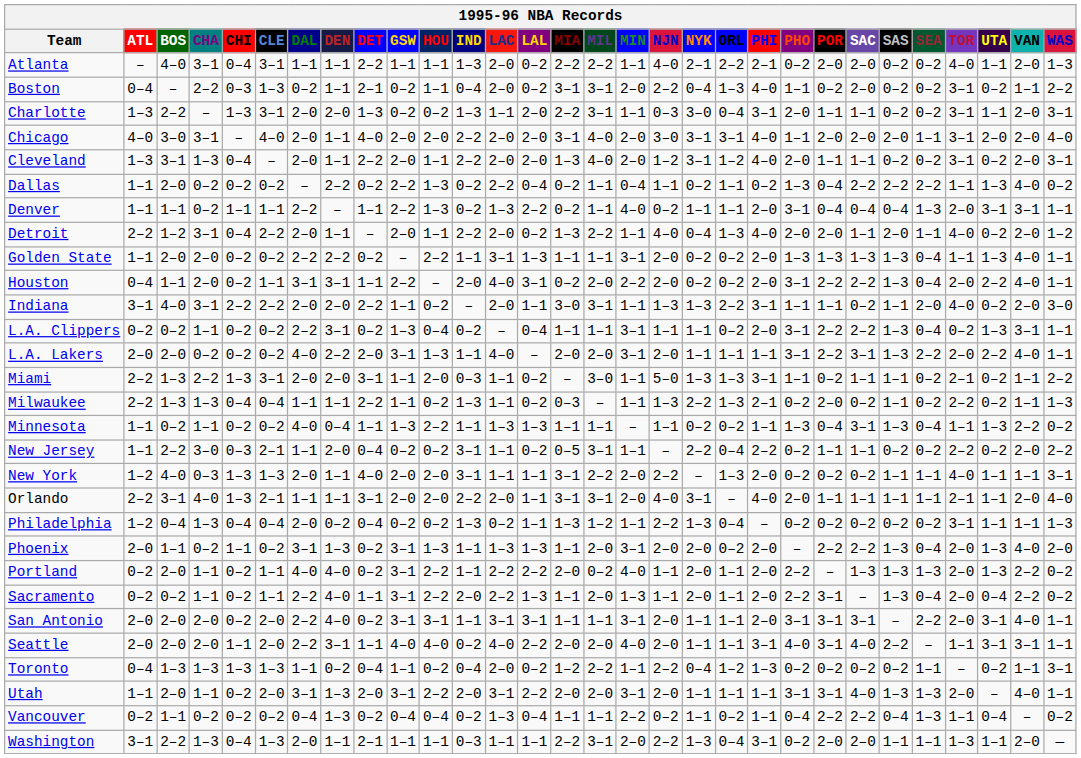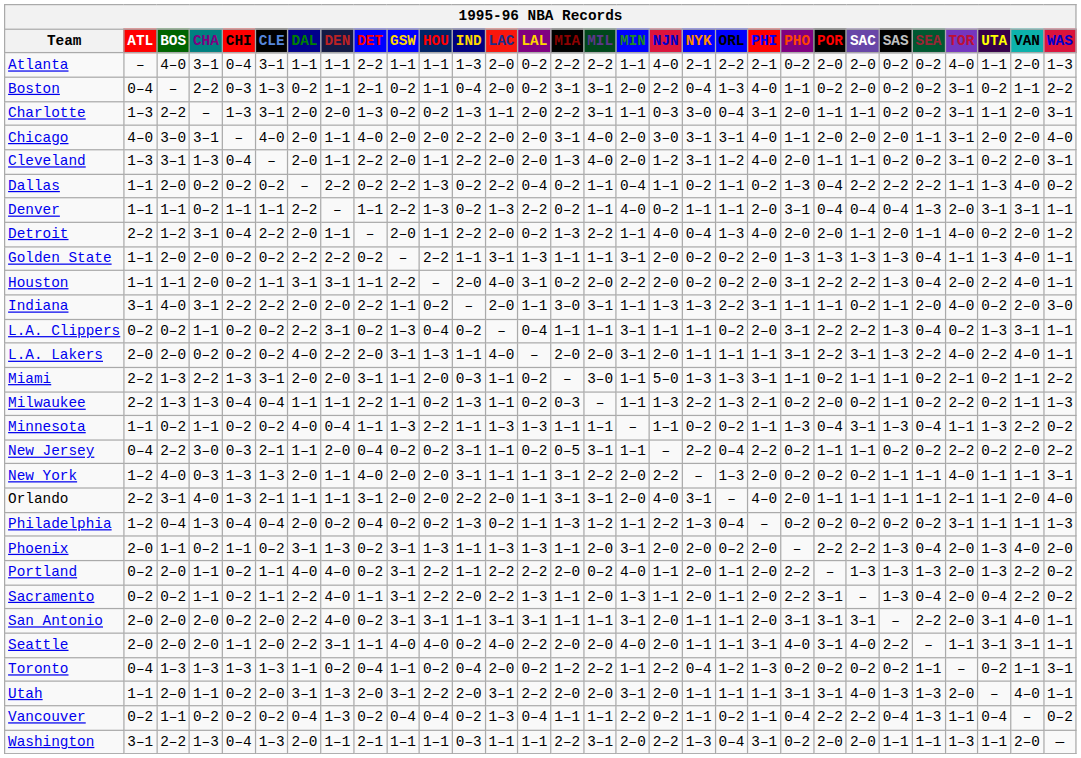(140, 282) 0–4 -> (140, 282) 1–1
(961, 355) 2–0 -> (961, 355) 4–0
(140, 452) 1–1 -> (140, 452) 0–4
